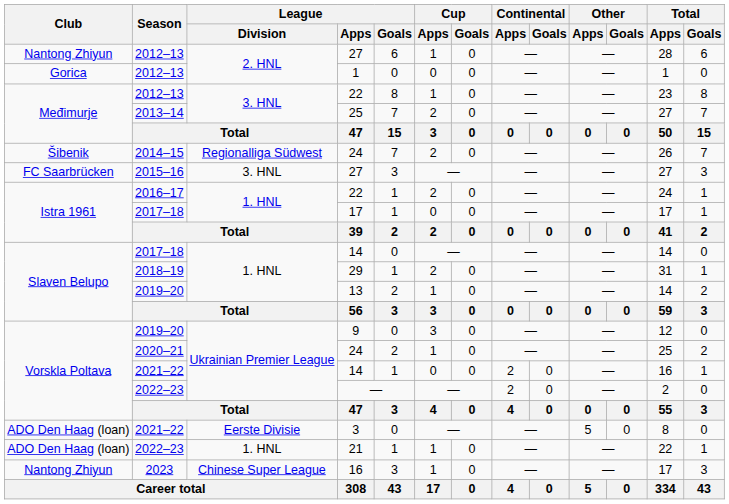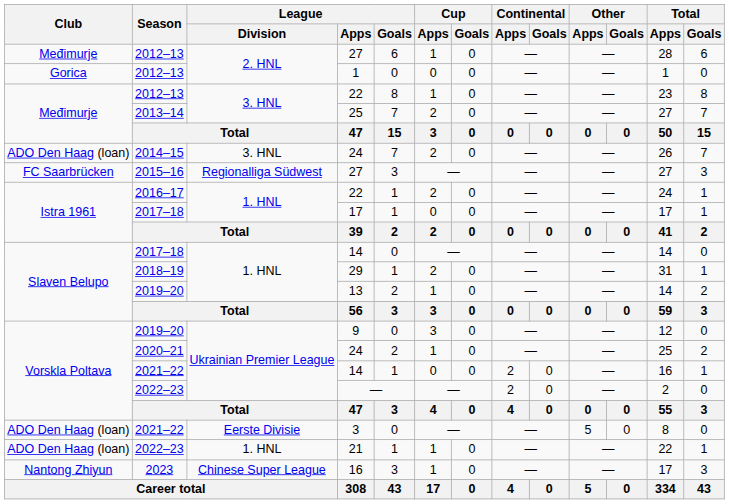(68, 53) Nantong Zhiyun -> (68, 53) Međimurje
(68, 152) Šibenik -> (68, 152) ADO Den Haag (loan)
(262, 152) Regionalliga Südwest -> (262, 152) 3. HNL
(262, 172) 3. HNL -> (262, 172) Regionalliga Südwest
